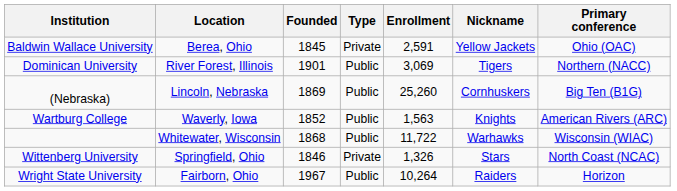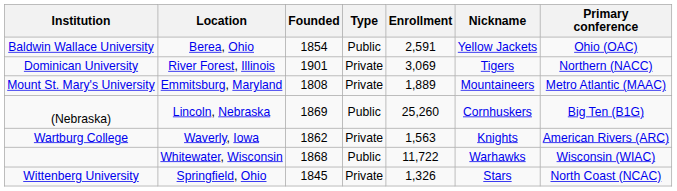(312, 47) 1845 -> (314, 47) 1854
(362, 47) Private -> (364, 47) Public
(362, 66) Public -> (364, 66) Private
+ row: (81, 85)
(312, 118) 1852 -> (314, 137) 1862
(362, 118) Public -> (364, 137) Private
(312, 157) 1846 -> (314, 176) 1845
- row: (80, 176)
